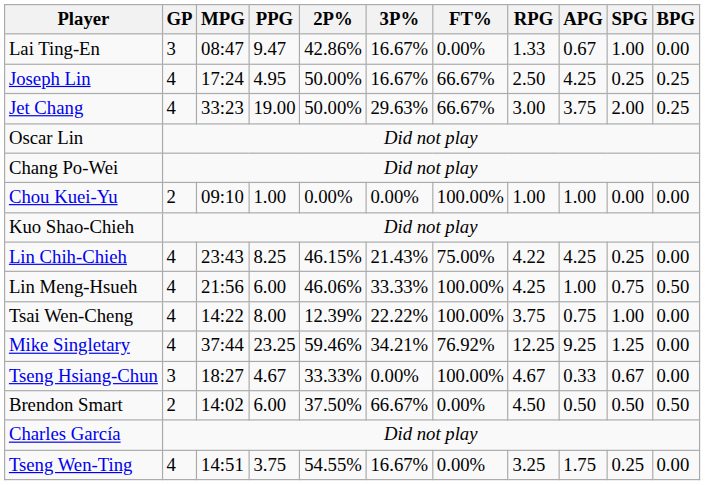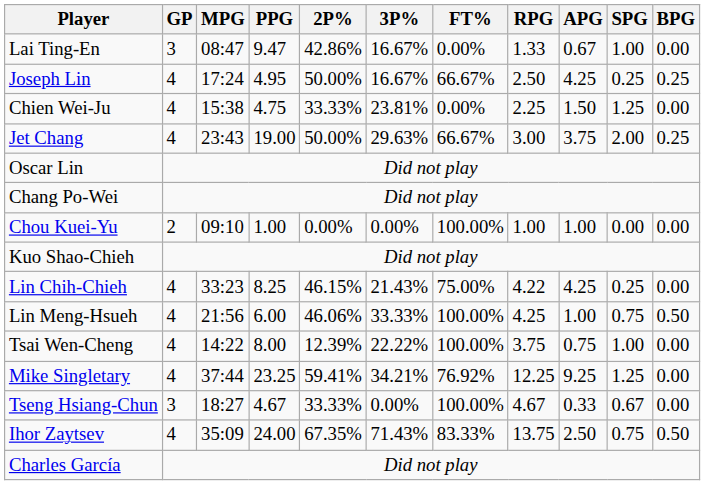+ row: (60, 108)
(222, 108) 33:23 -> (222, 138) 23:43
(222, 256) 23:43 -> (222, 286) 33:23
(333, 345) 59.46% -> (333, 375) 59.41%
- row: (66, 405)
+ row: (56, 434)
- row: (71, 464)
